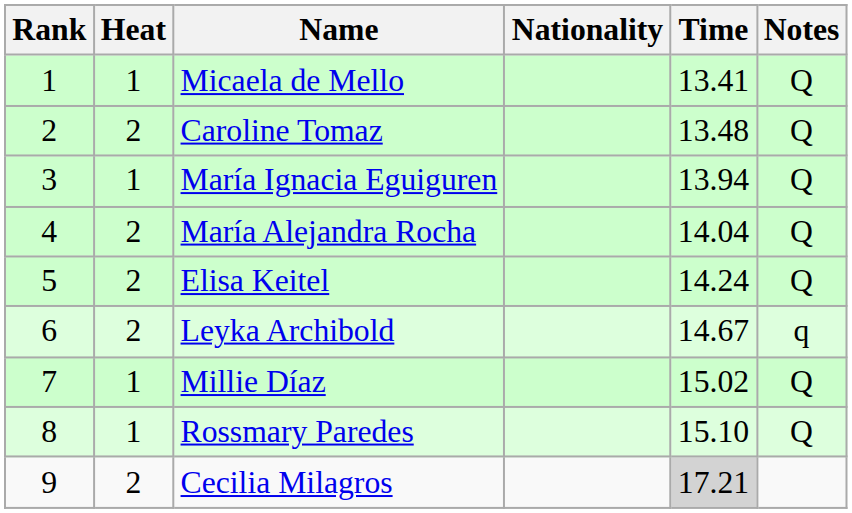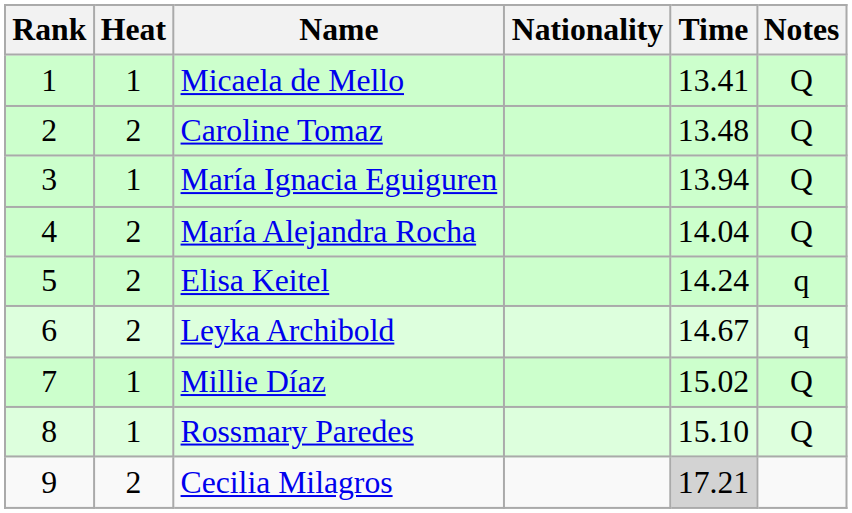(802, 280) Q -> (802, 280) q
